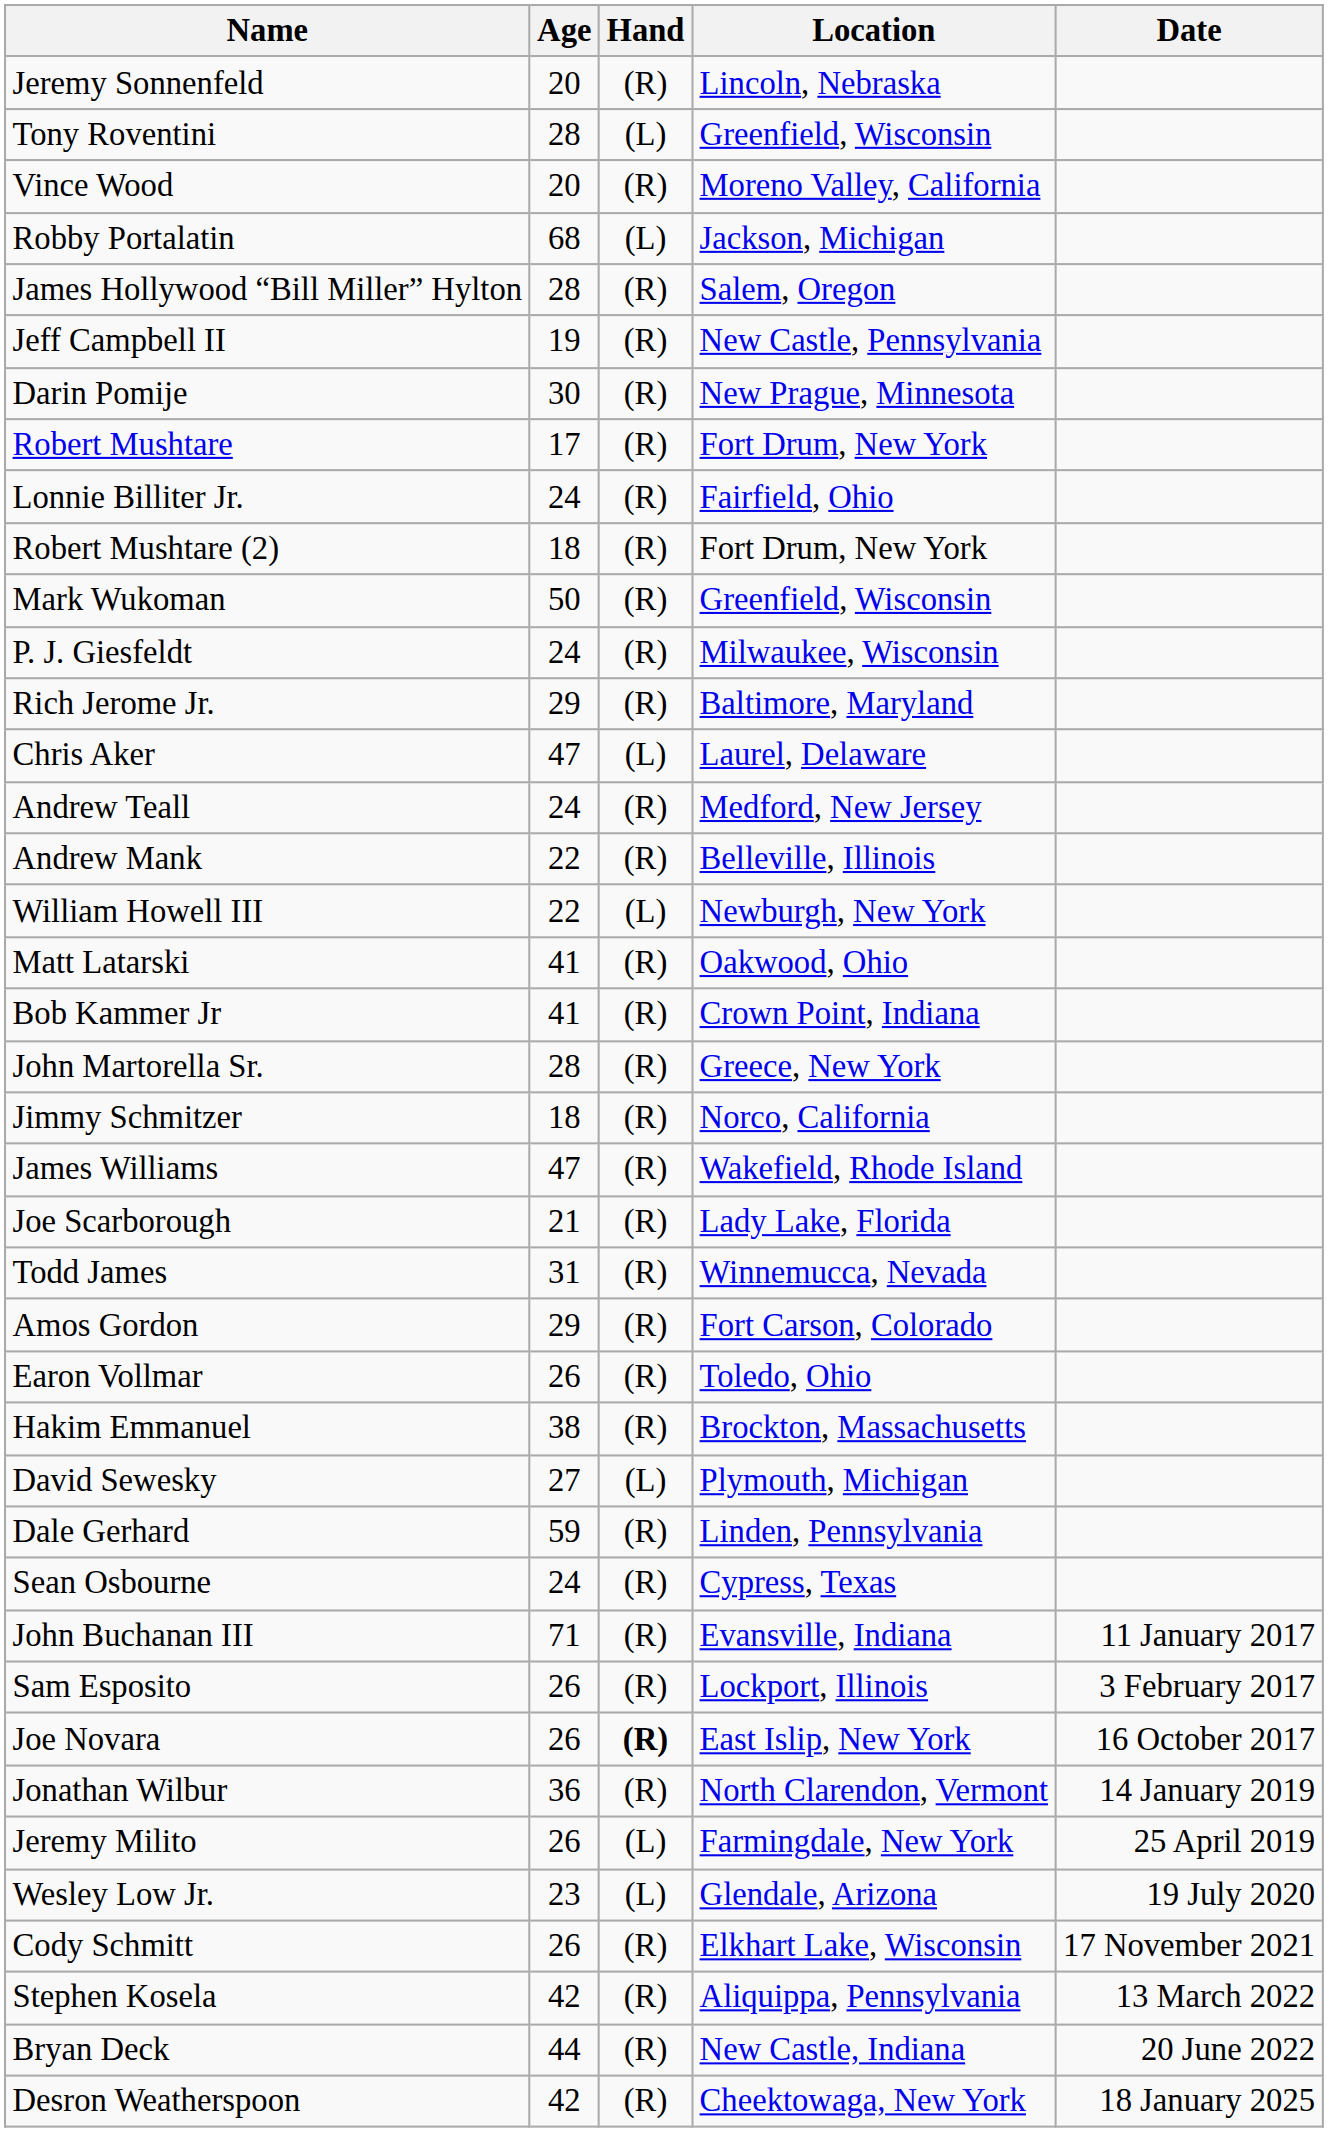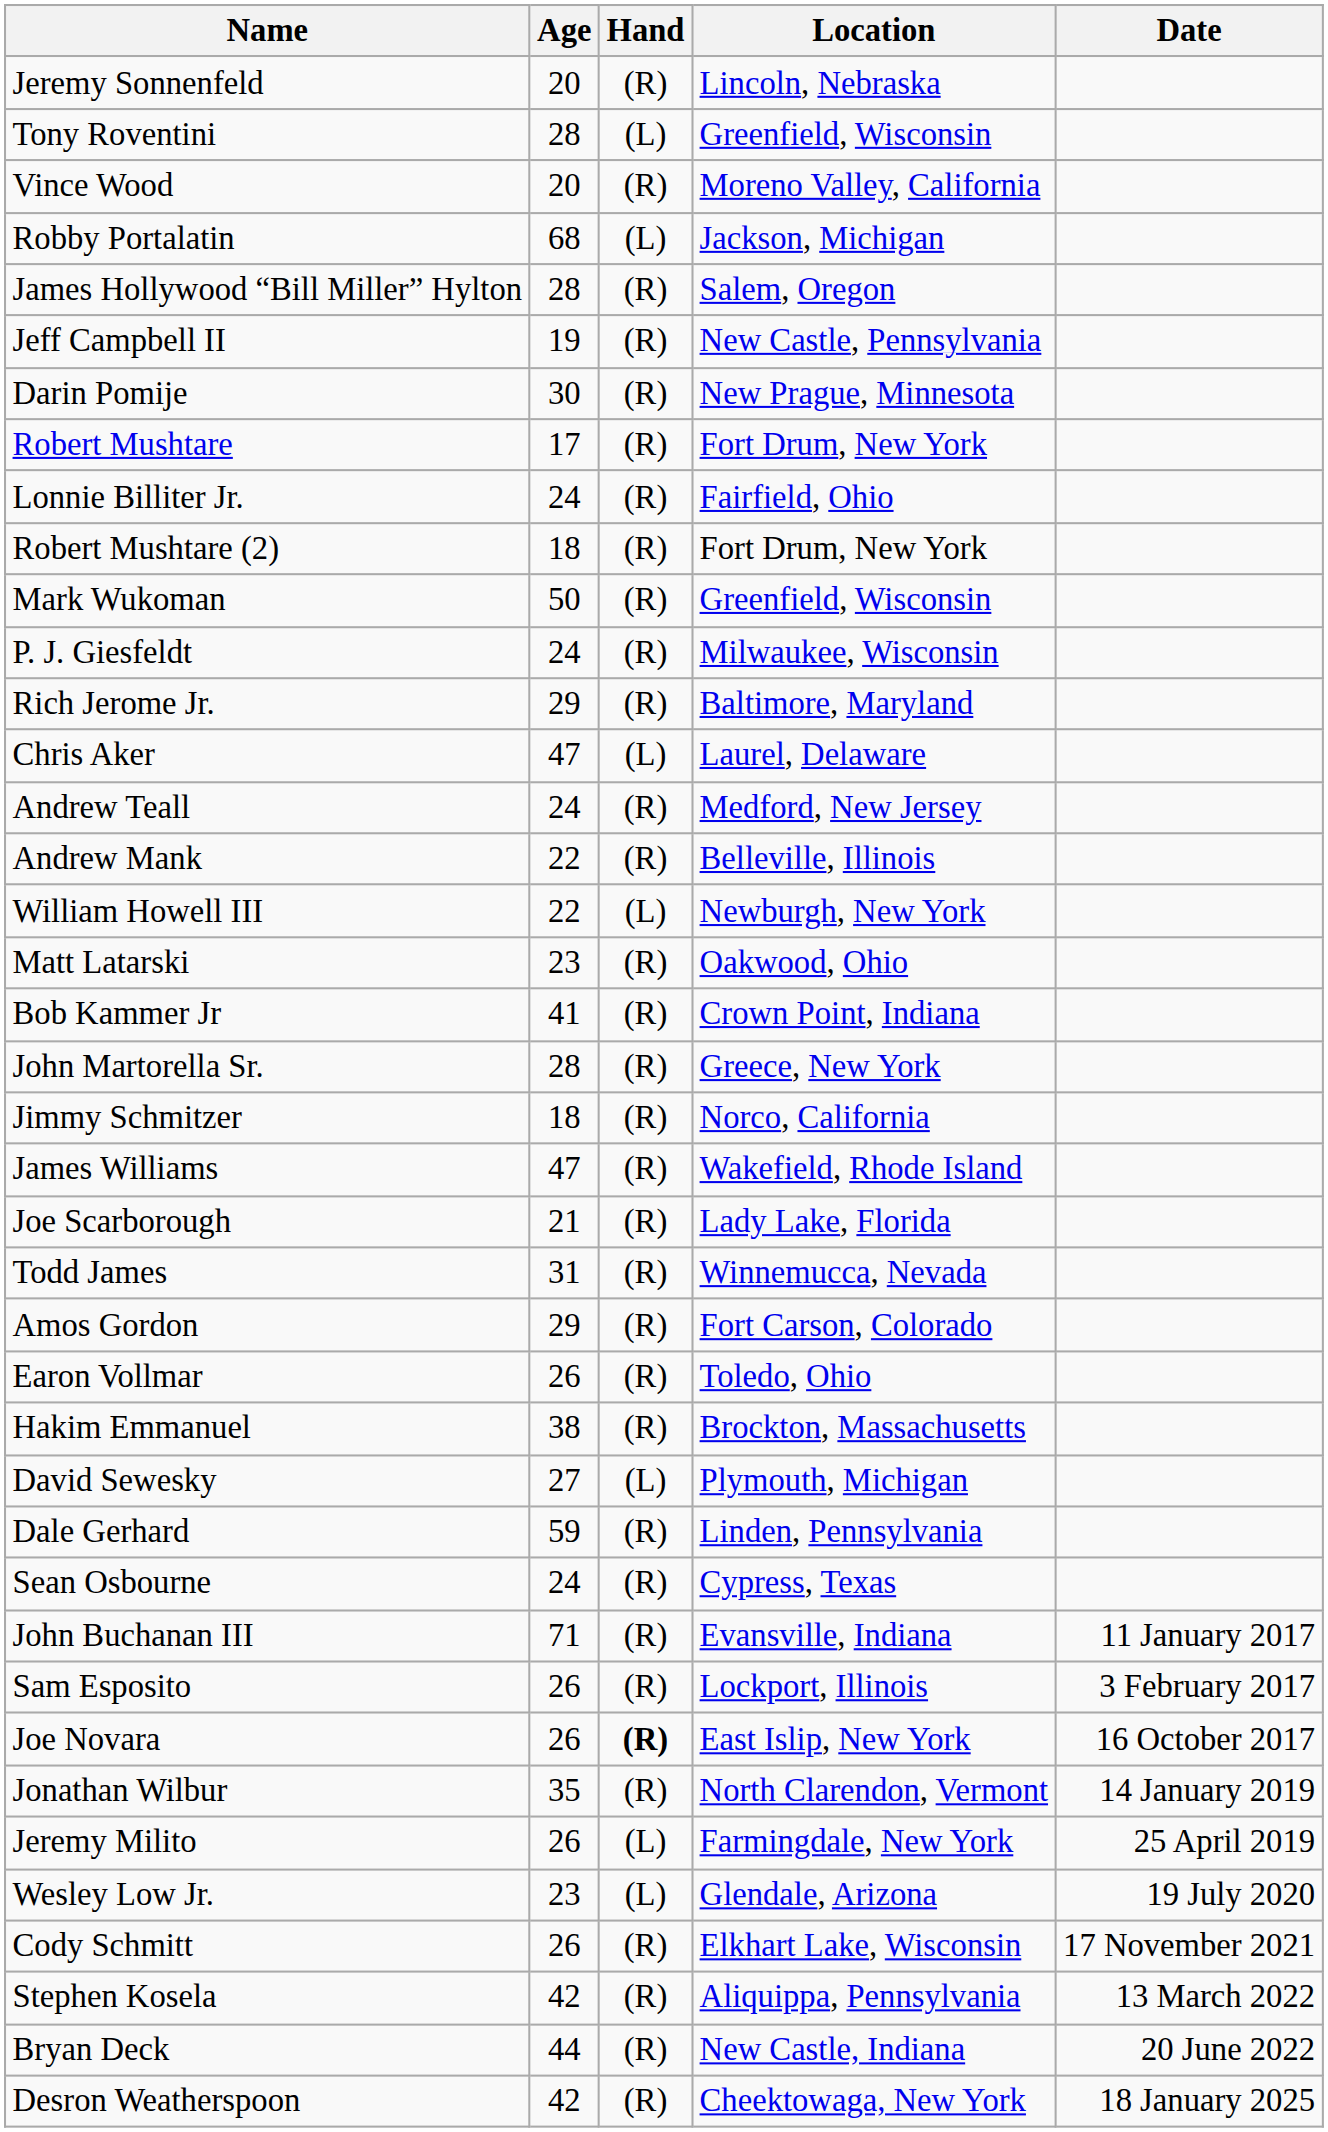(564, 962) 41 -> (564, 962) 23
(564, 1790) 36 -> (564, 1790) 35
